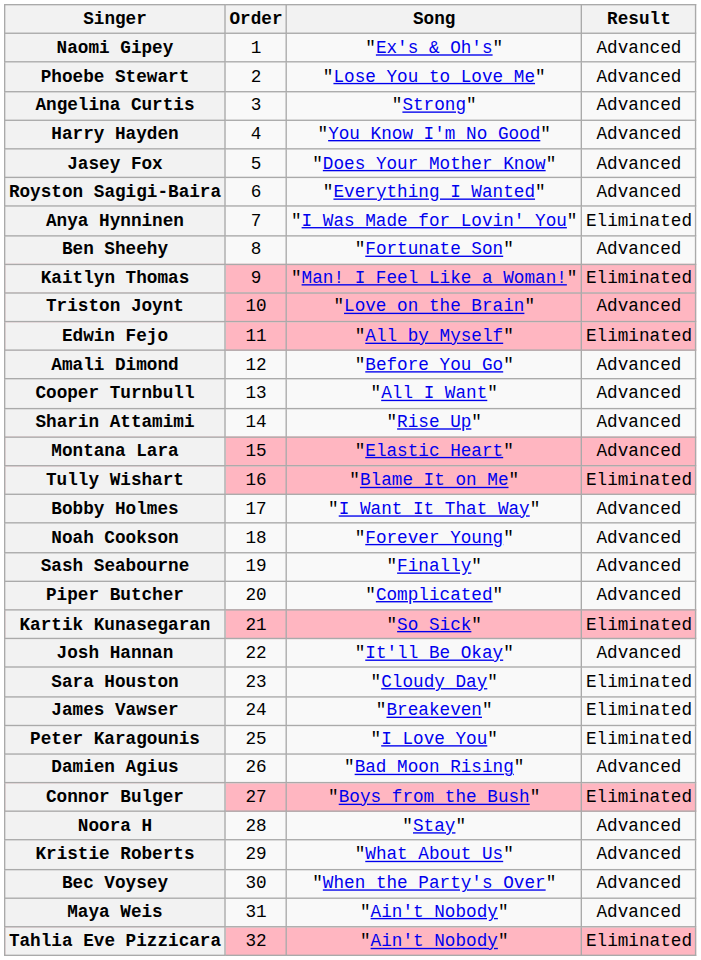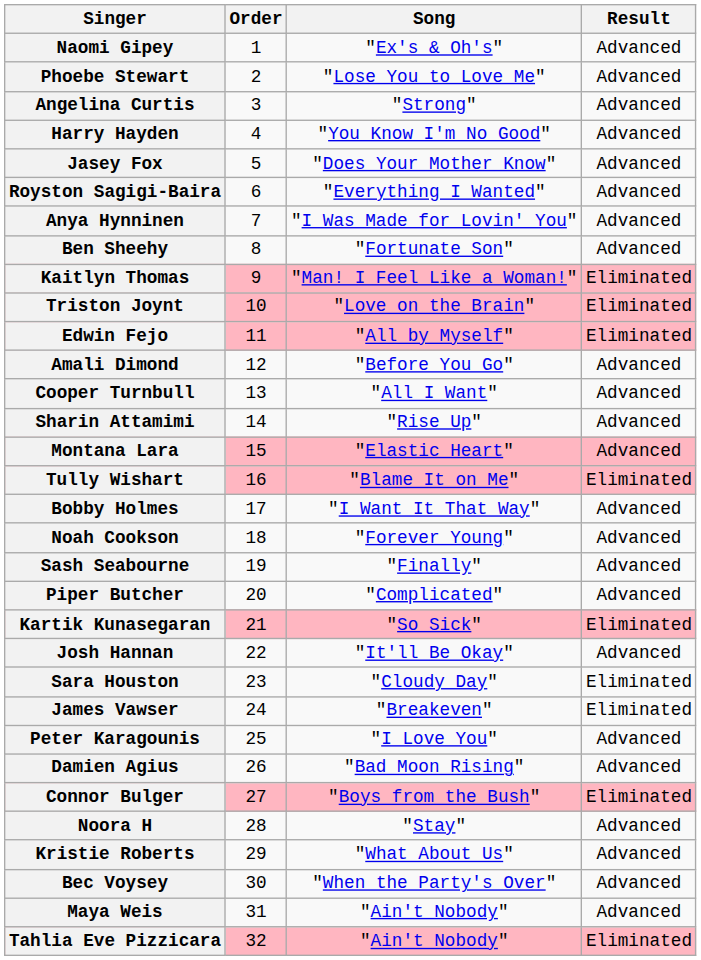(639, 221) Eliminated -> (639, 221) Advanced
(639, 307) Advanced -> (639, 307) Eliminated
(639, 739) Eliminated -> (639, 739) Advanced
